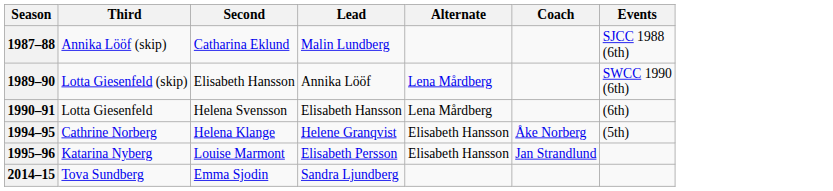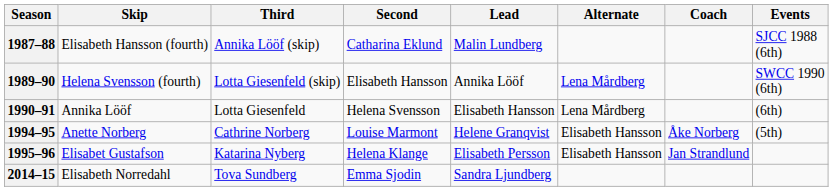+ column: (135, 15)
(234, 132) Helena Klange -> (392, 132) Louise Marmont
(239, 153) Louise Marmont -> (387, 153) Helena Klange
